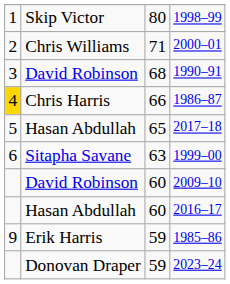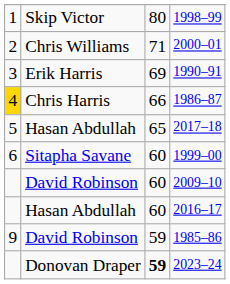(82, 73) David Robinson -> (64, 73) Erik Harris
(157, 73) 68 -> (157, 73) 69
(157, 155) 63 -> (157, 155) 60
(64, 237) Erik Harris -> (82, 237) David Robinson
(157, 264) normal -> (157, 264) bold
